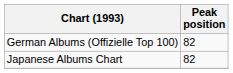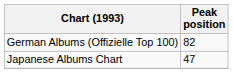(189, 59) 82 -> (189, 59) 47
